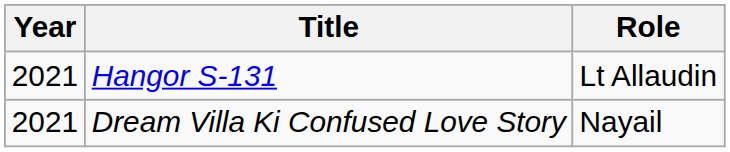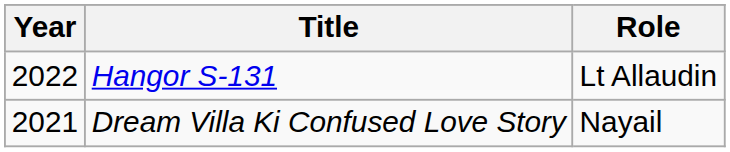(45, 75) 2021 -> (45, 75) 2022
